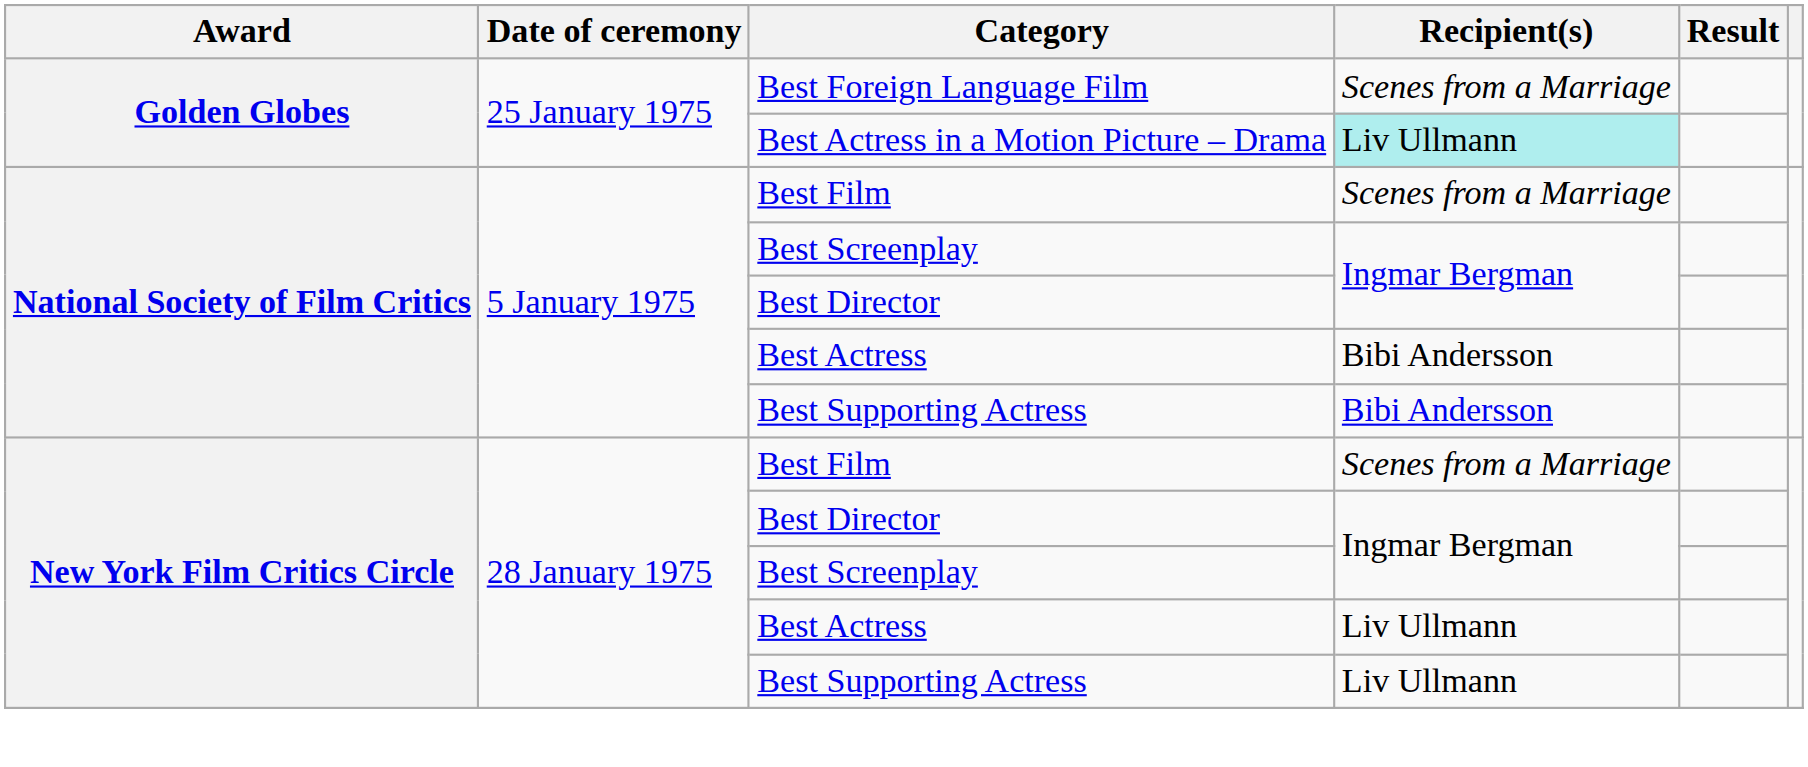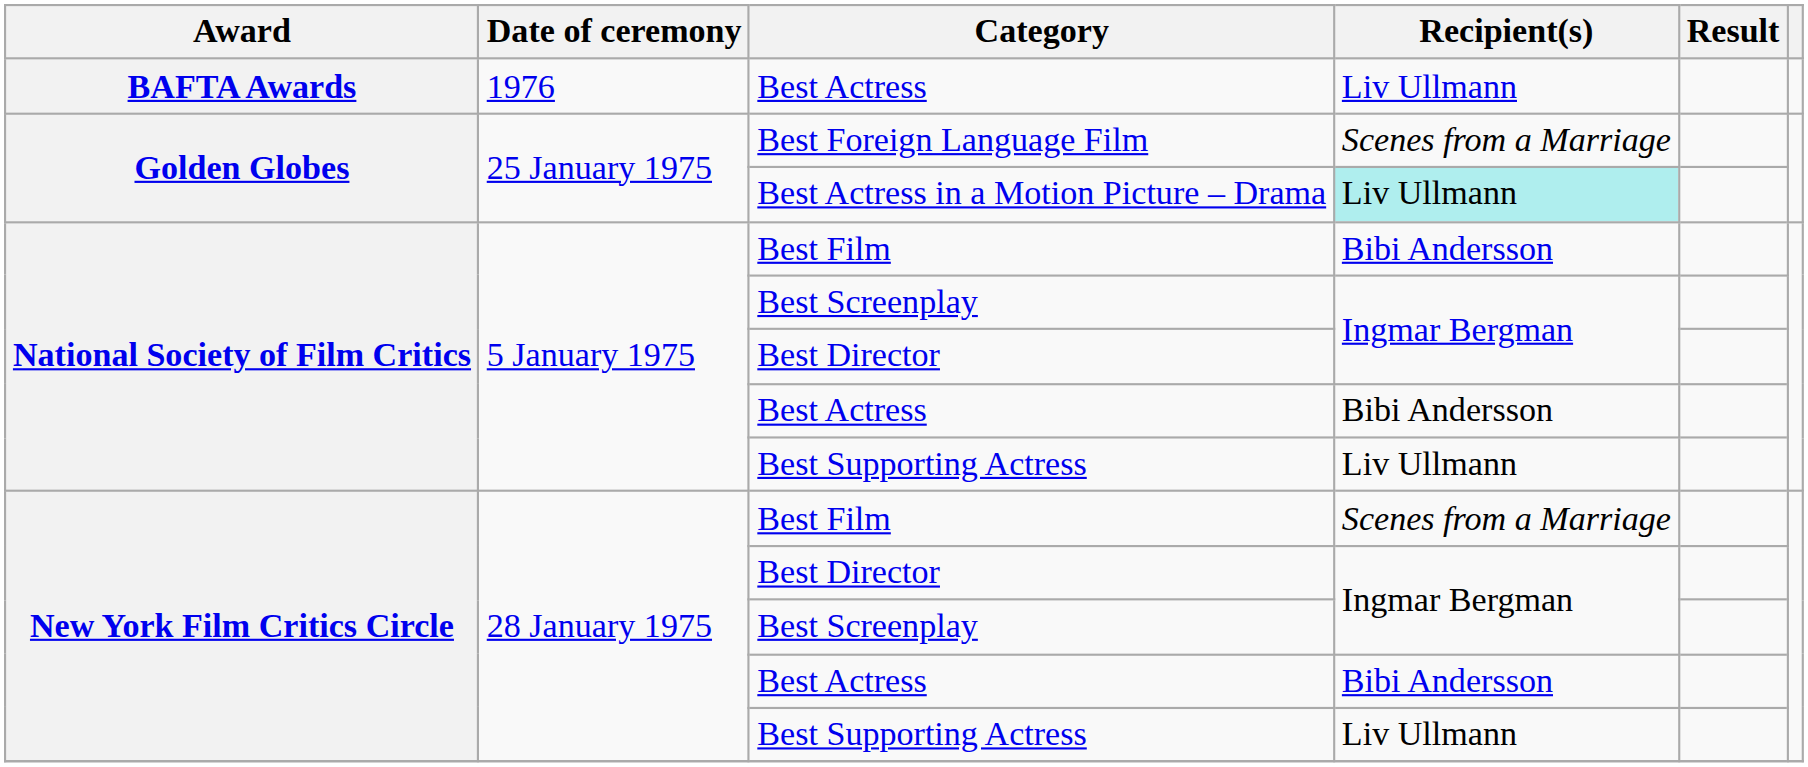+ row: (242, 85)
(1506, 193) Scenes from a Marriage -> (1447, 247) Bibi Andersson
(1447, 409) Bibi Andersson -> (1429, 463) Liv Ullmann
(1429, 626) Liv Ullmann -> (1447, 680) Bibi Andersson
